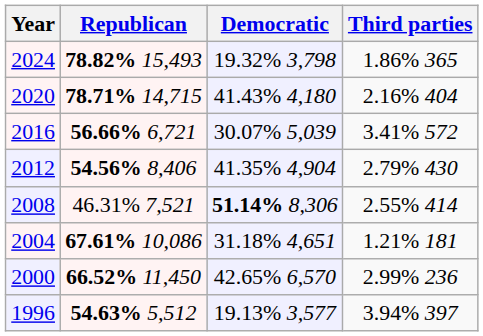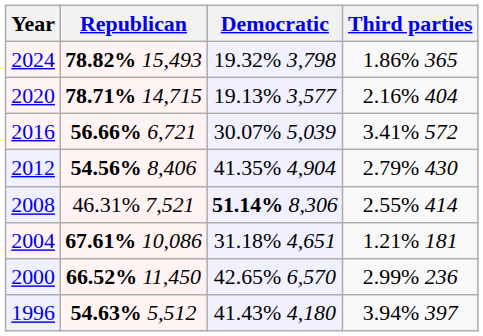(275, 95) 41.43% 4,180 -> (275, 95) 19.13% 3,577
(275, 312) 19.13% 3,577 -> (275, 312) 41.43% 4,180
